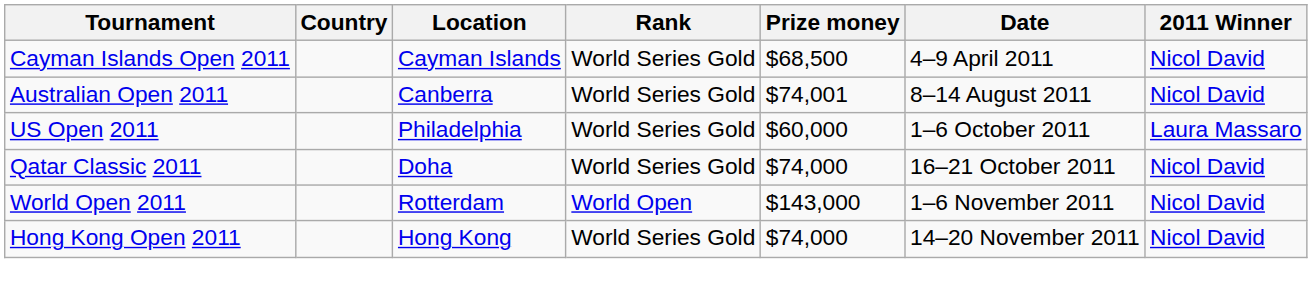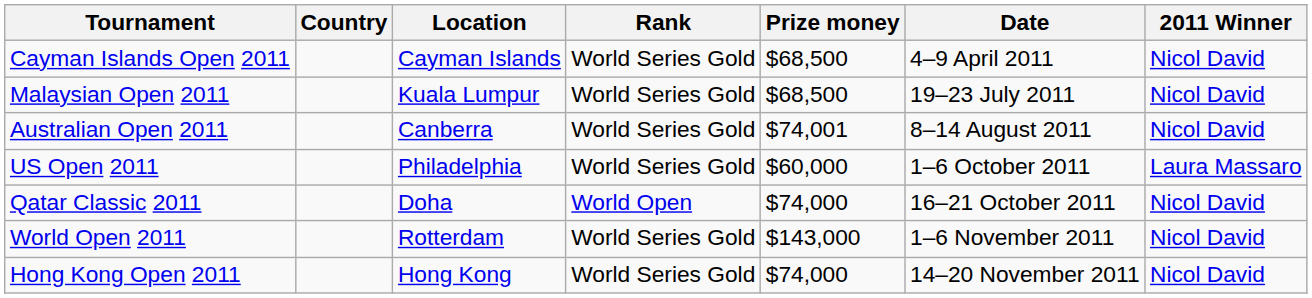+ row: (120, 94)
(663, 166) World Series Gold -> (632, 202) World Open
(632, 202) World Open -> (663, 238) World Series Gold
